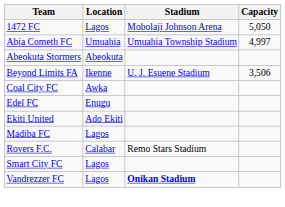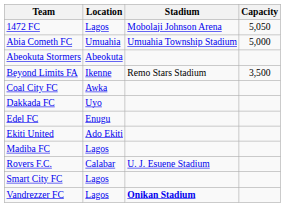(260, 42) 4,997 -> (260, 42) 5,000
(169, 73) U. J. Esuene Stadium -> (167, 73) Remo Stars Stadium
(260, 73) 3,506 -> (260, 73) 3,500
+ row: (31, 103)
(167, 149) Remo Stars Stadium -> (169, 164) U. J. Esuene Stadium
